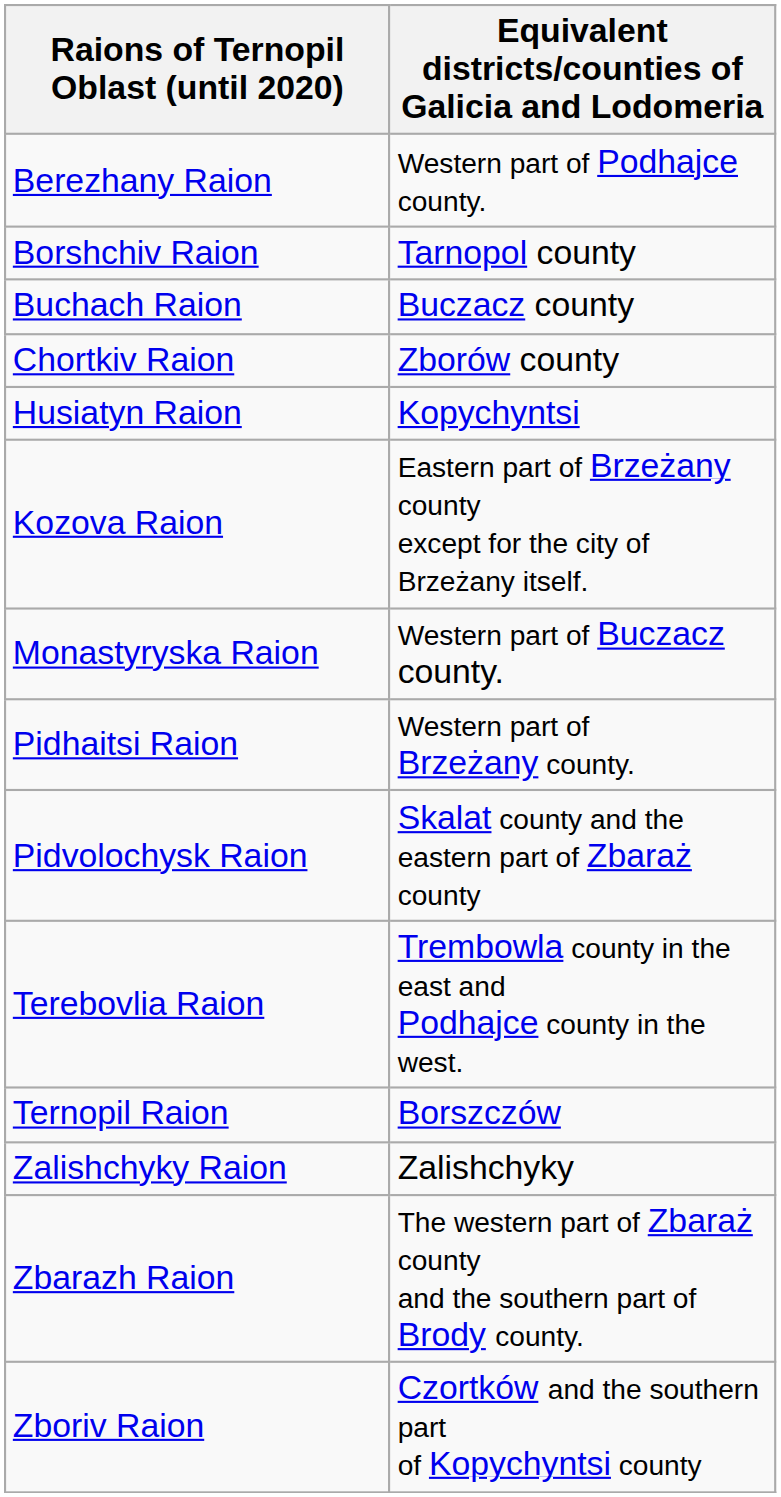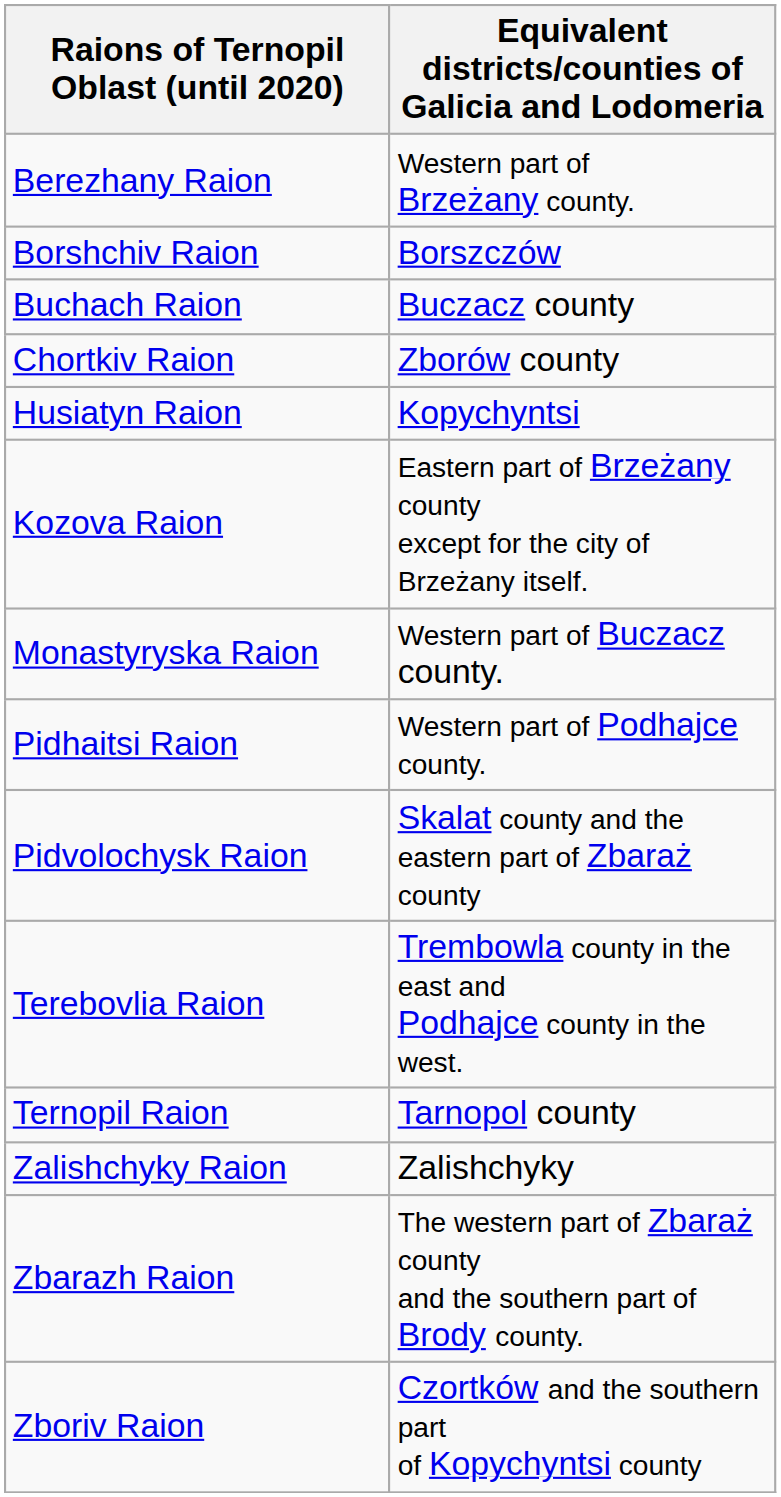(568, 179) Western part of Podhajce county. -> (516, 181) Western part of Brzeżany county.
(517, 252) Tarnopol county -> (479, 252) Borszczów
(516, 746) Western part of Brzeżany county. -> (568, 744) Western part of Podhajce county.
(479, 1113) Borszczów -> (517, 1113) Tarnopol county
